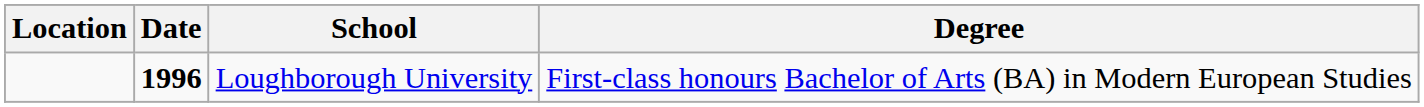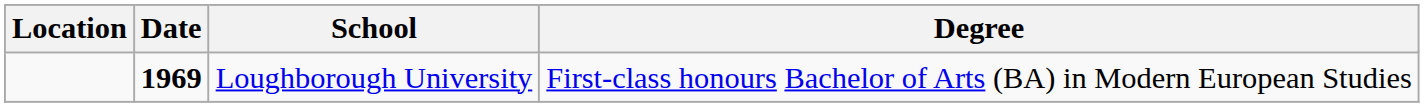(171, 76) 1996 -> (171, 76) 1969
